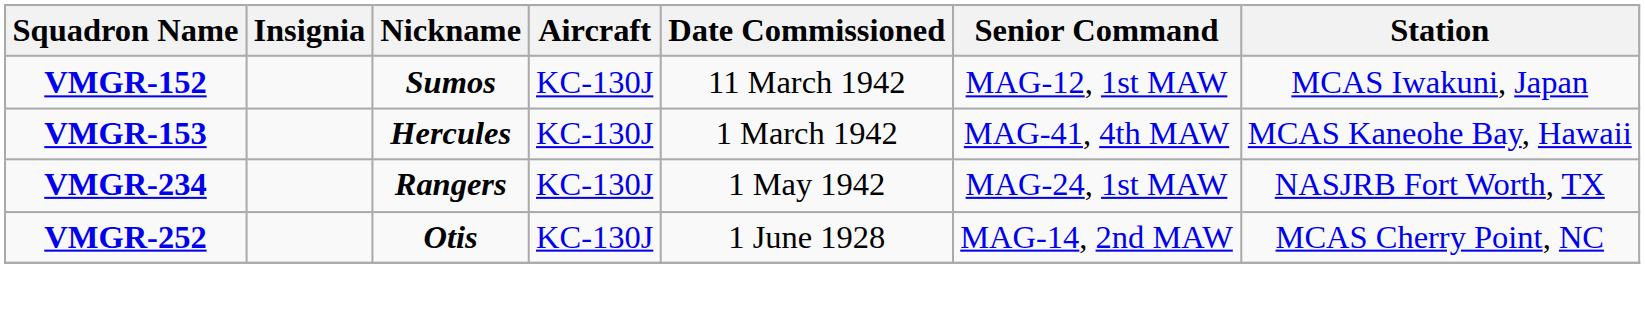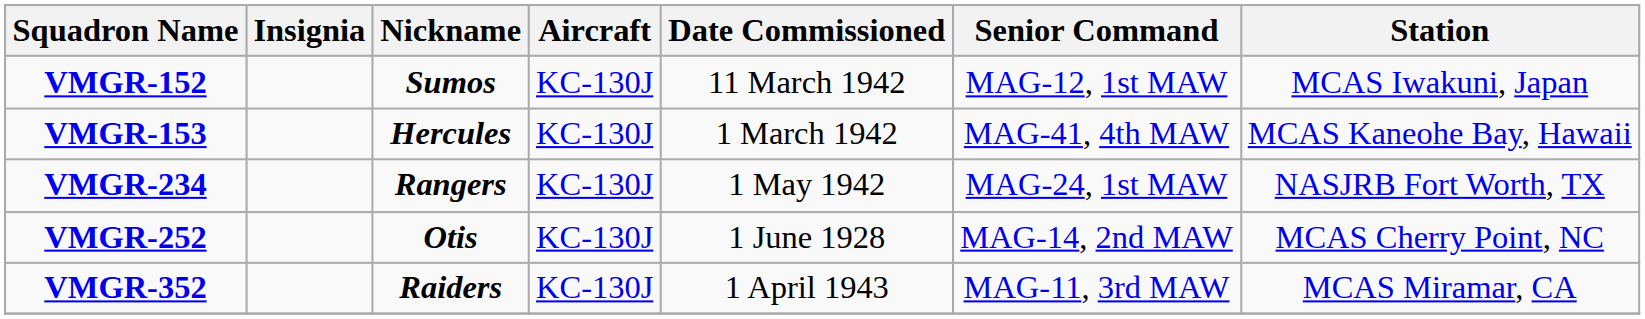+ row: (125, 287)
